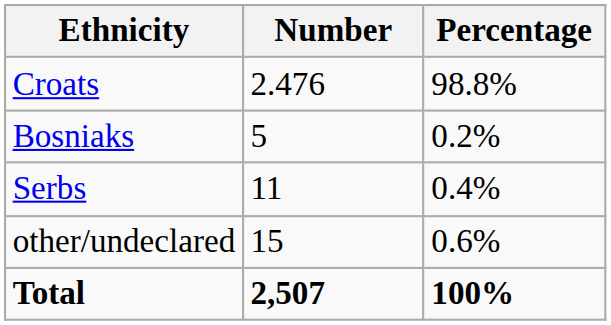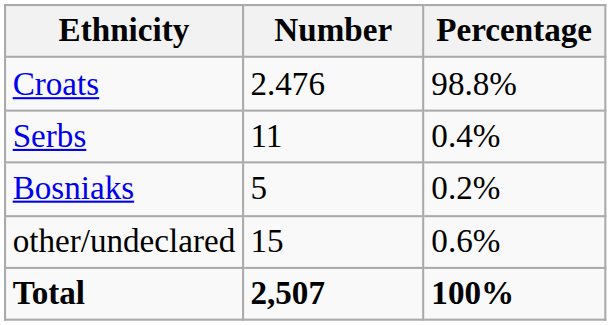rows swapped: (49, 188) <-> (73, 135)
